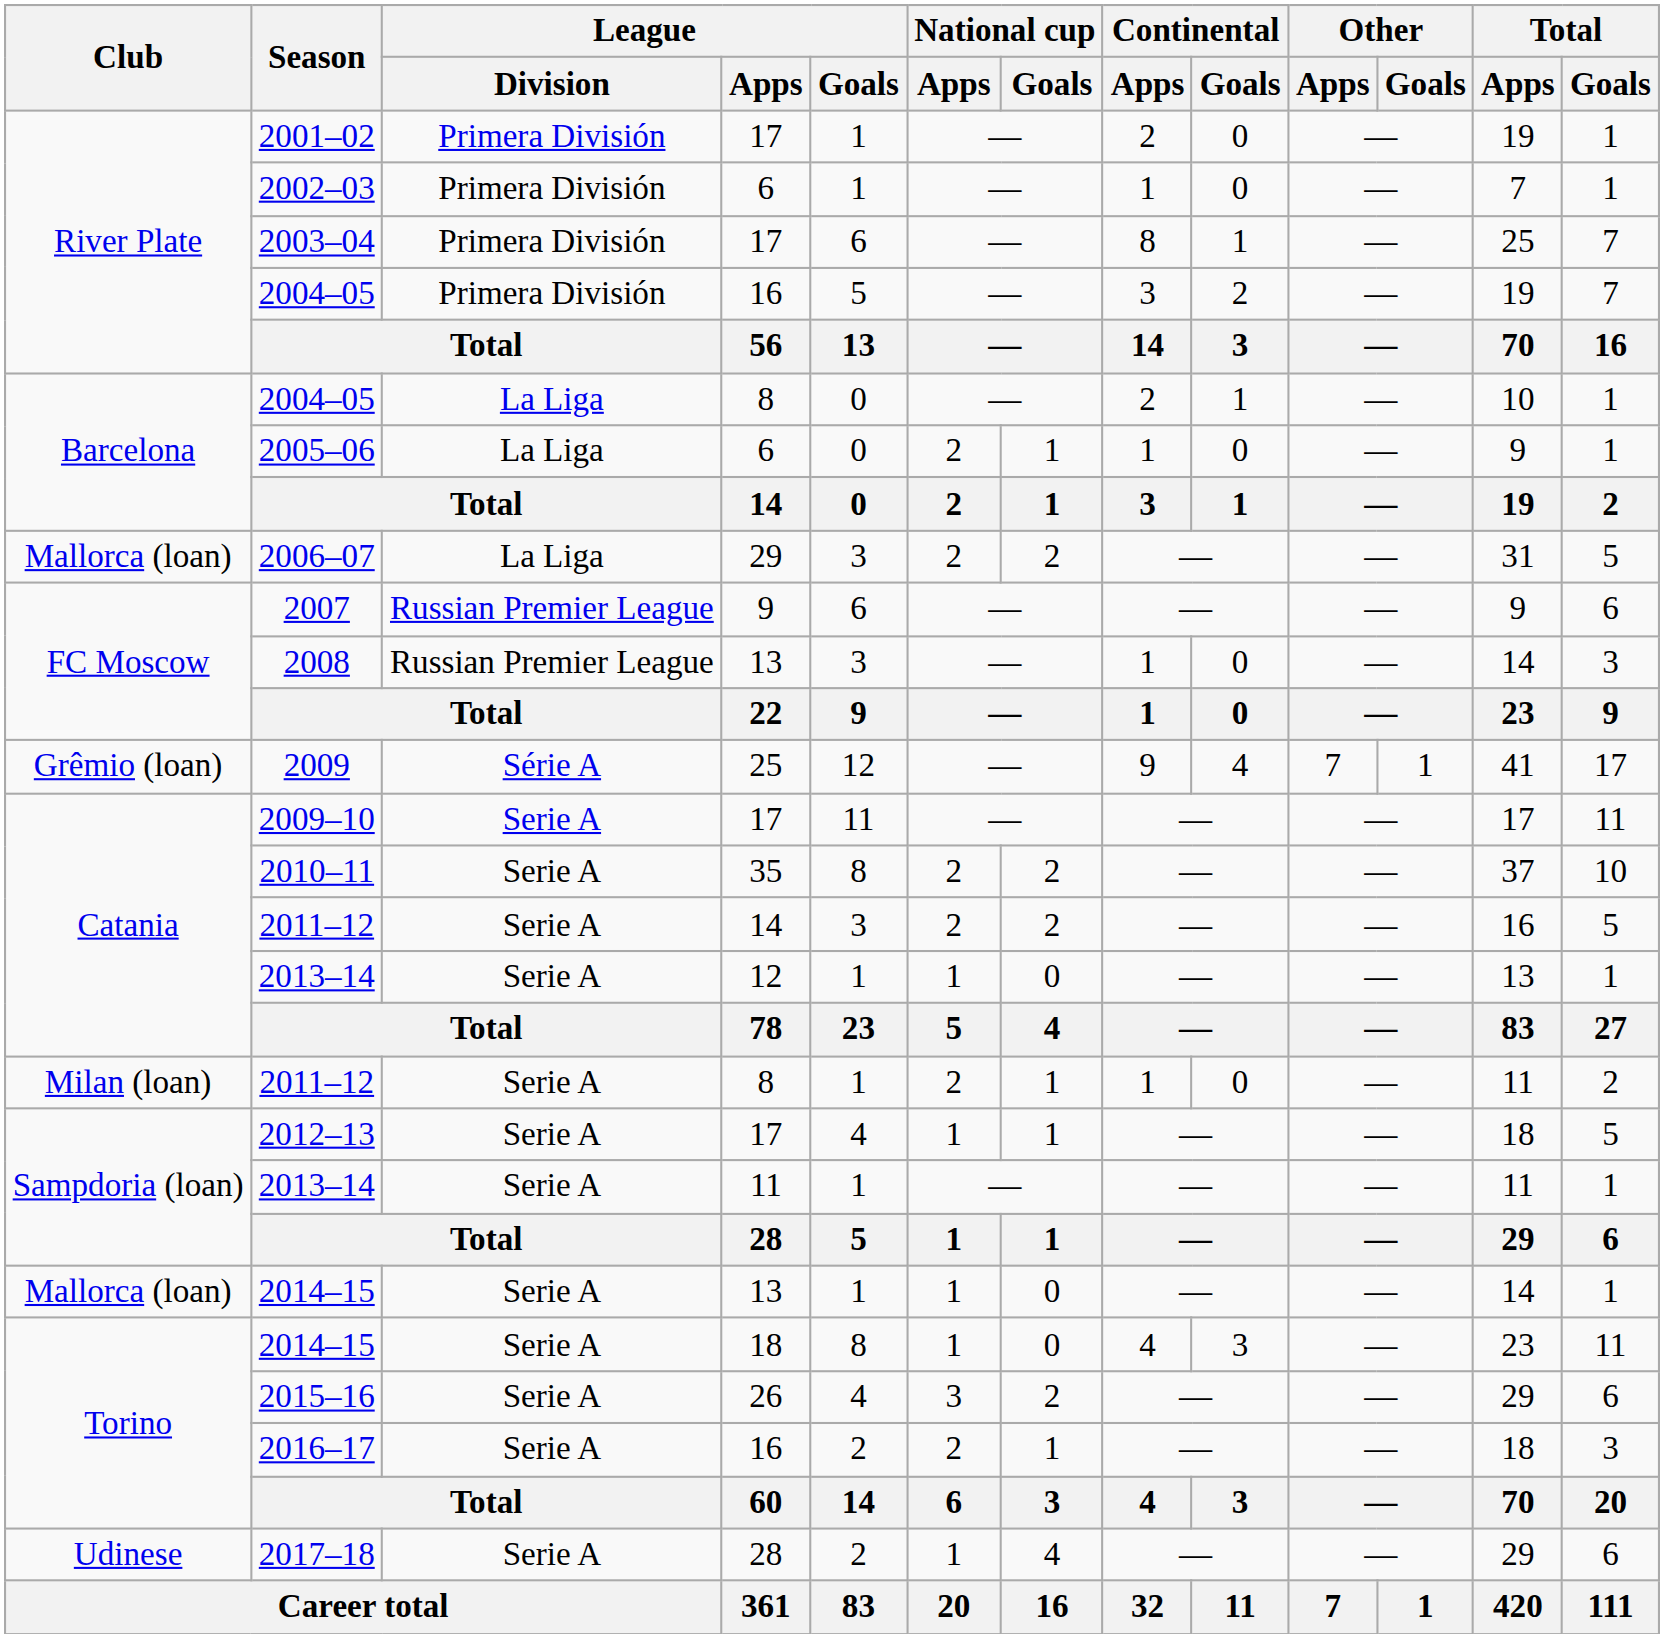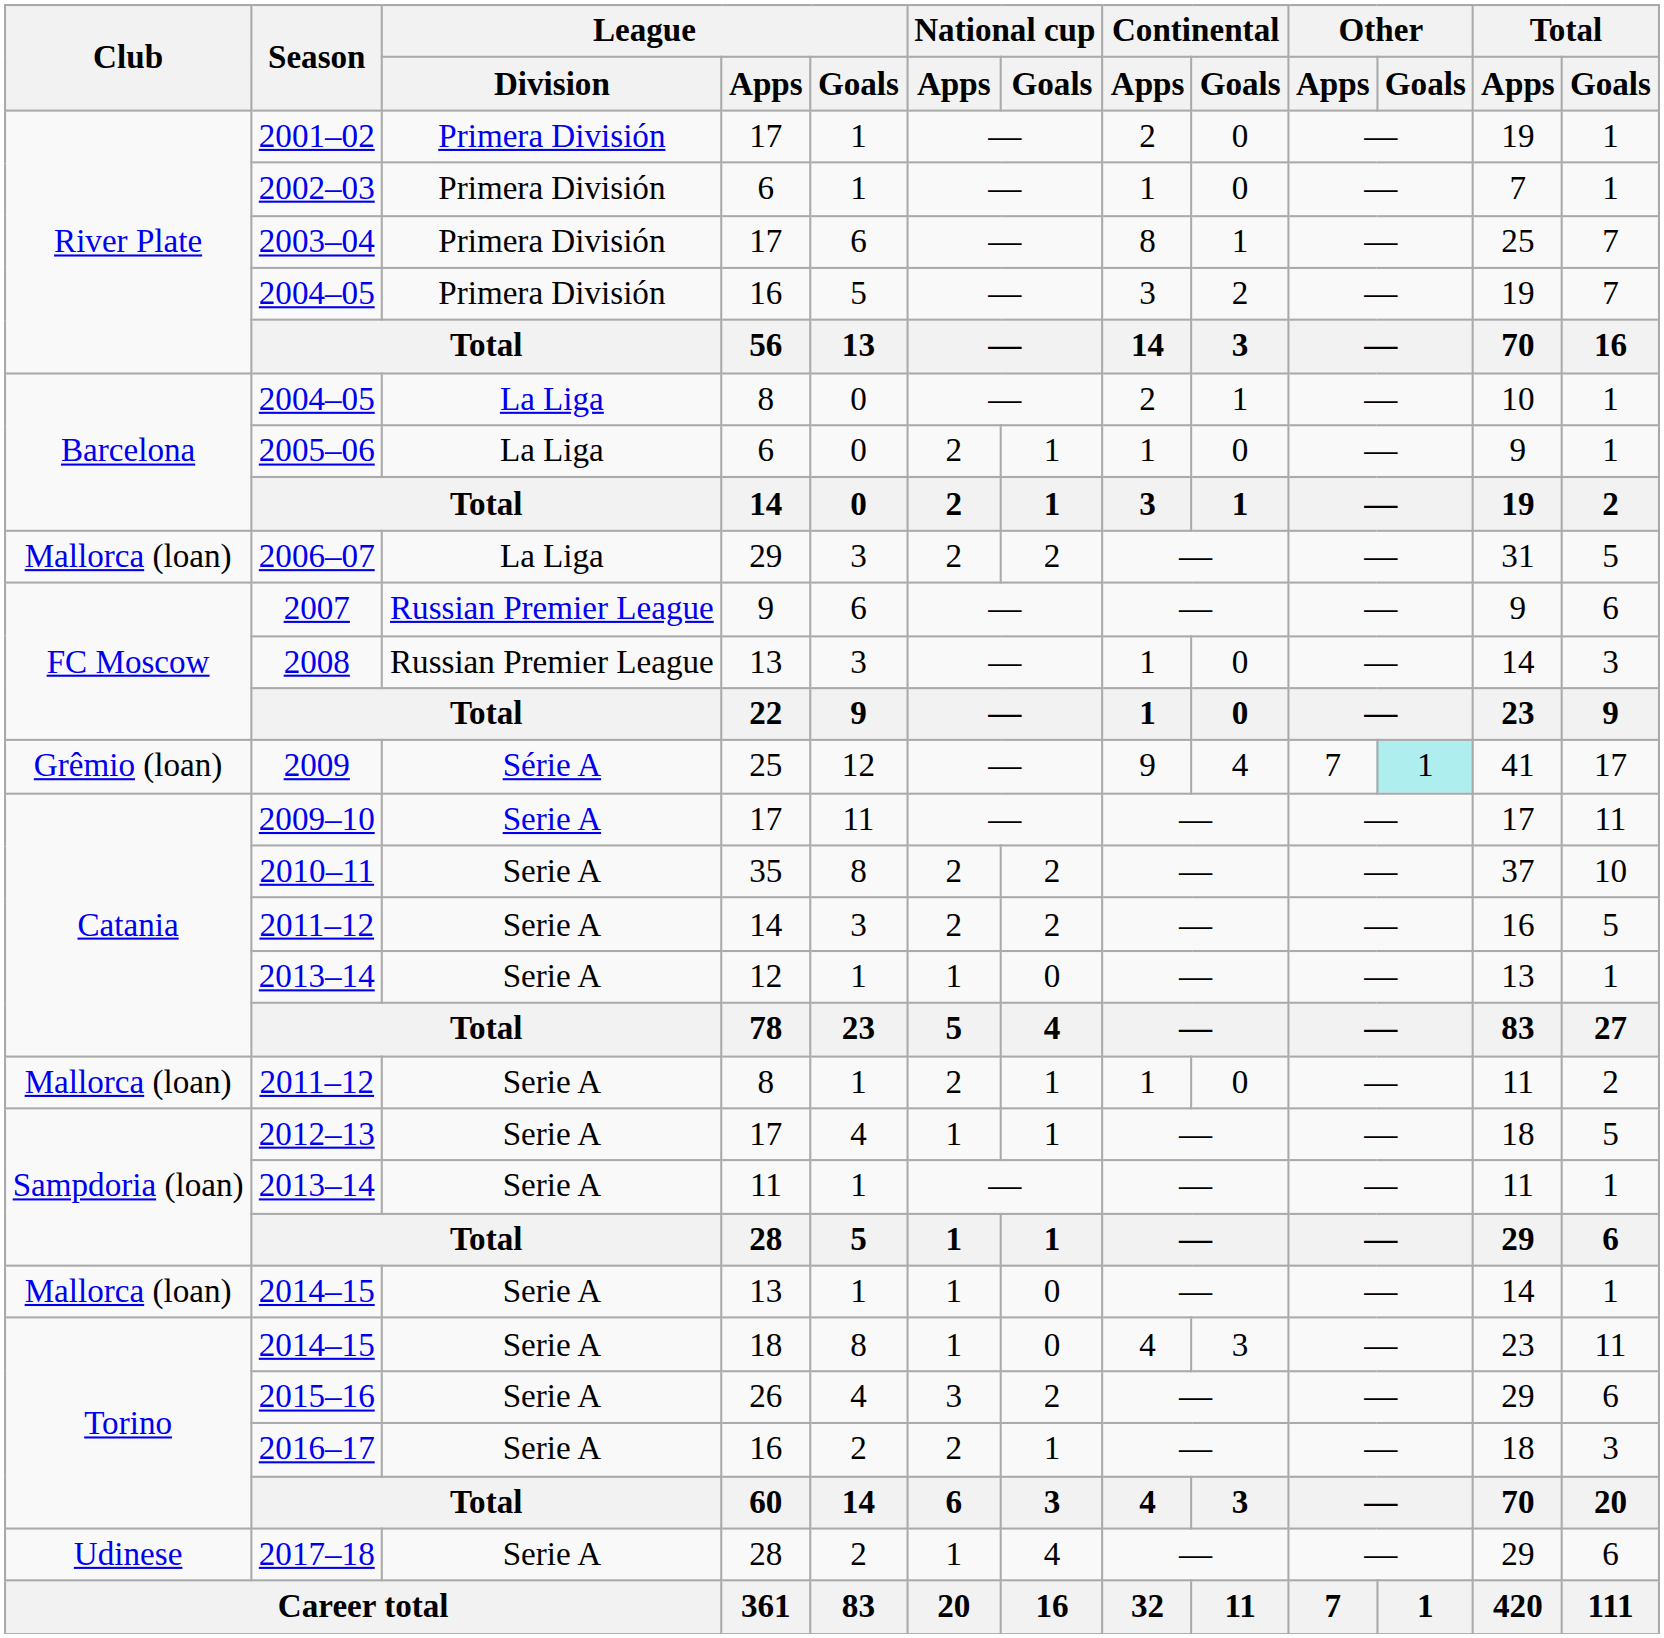(1425, 766) no background -> (1425, 766) paleturquoise background
(128, 1081) Milan (loan) -> (128, 1081) Mallorca (loan)
